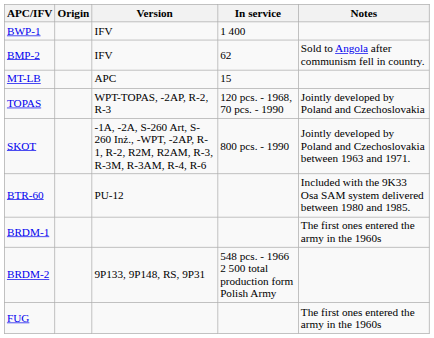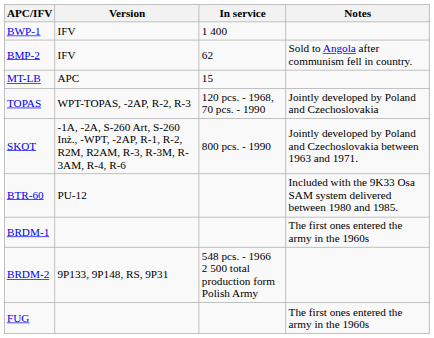- column: (73, 13)
